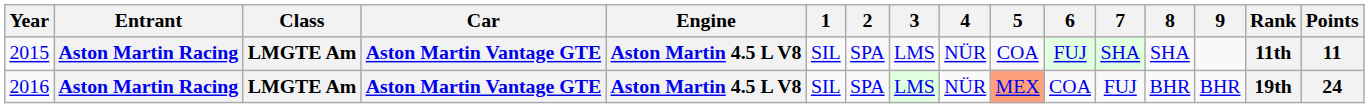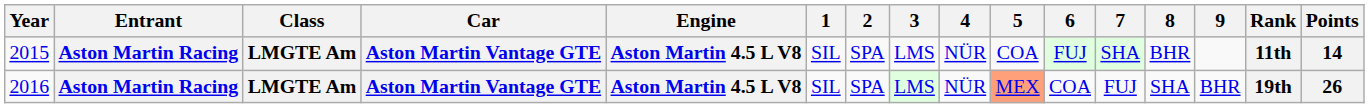(1170, 53) SHA -> (1170, 53) BHR
(1332, 53) 11 -> (1332, 53) 14
(1170, 85) BHR -> (1170, 85) SHA
(1332, 85) 24 -> (1332, 85) 26
